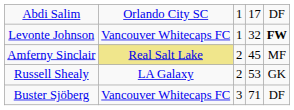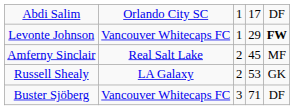(254, 34) 32 -> (254, 34) 29
(166, 54) khaki background -> (166, 54) no background
